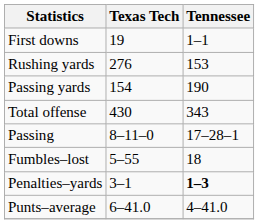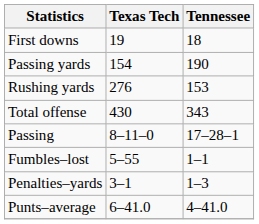(198, 40) 1–1 -> (194, 40) 18
rows swapped: (51, 64) <-> (49, 87)
(194, 159) 18 -> (198, 159) 1–1
(198, 183) bold -> (198, 183) normal
